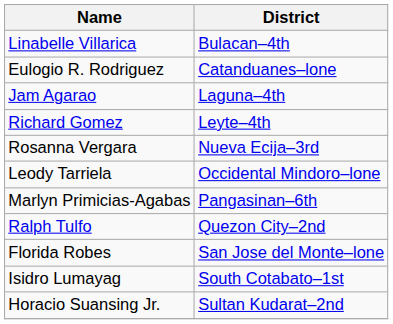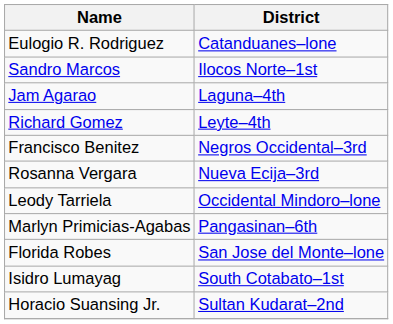- row: (72, 43)
+ row: (64, 69)
+ row: (74, 148)
- row: (50, 226)
